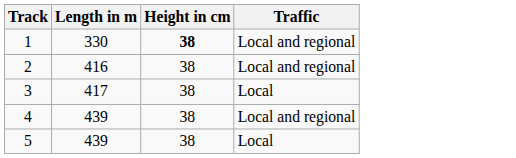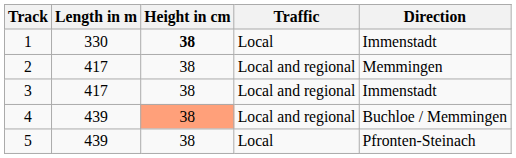+ column: (435, 16)
(296, 41) Local and regional -> (256, 41) Local
(96, 66) 416 -> (96, 66) 417
(256, 91) Local -> (296, 91) Local and regional
(187, 116) no background -> (187, 116) lightsalmon background
